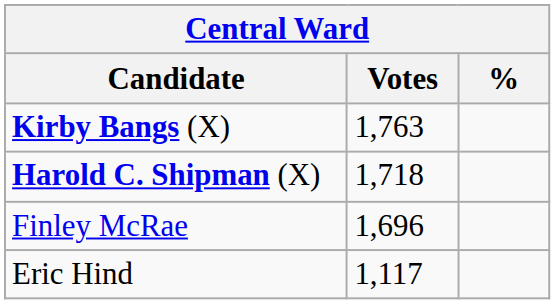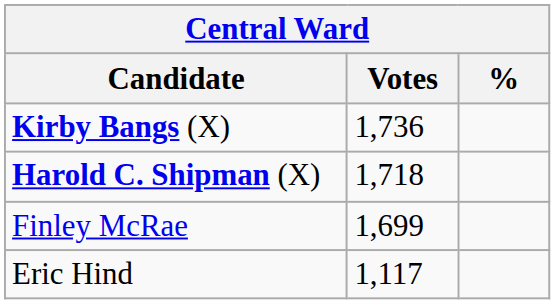(389, 126) 1,763 -> (389, 126) 1,736
(389, 224) 1,696 -> (389, 224) 1,699
